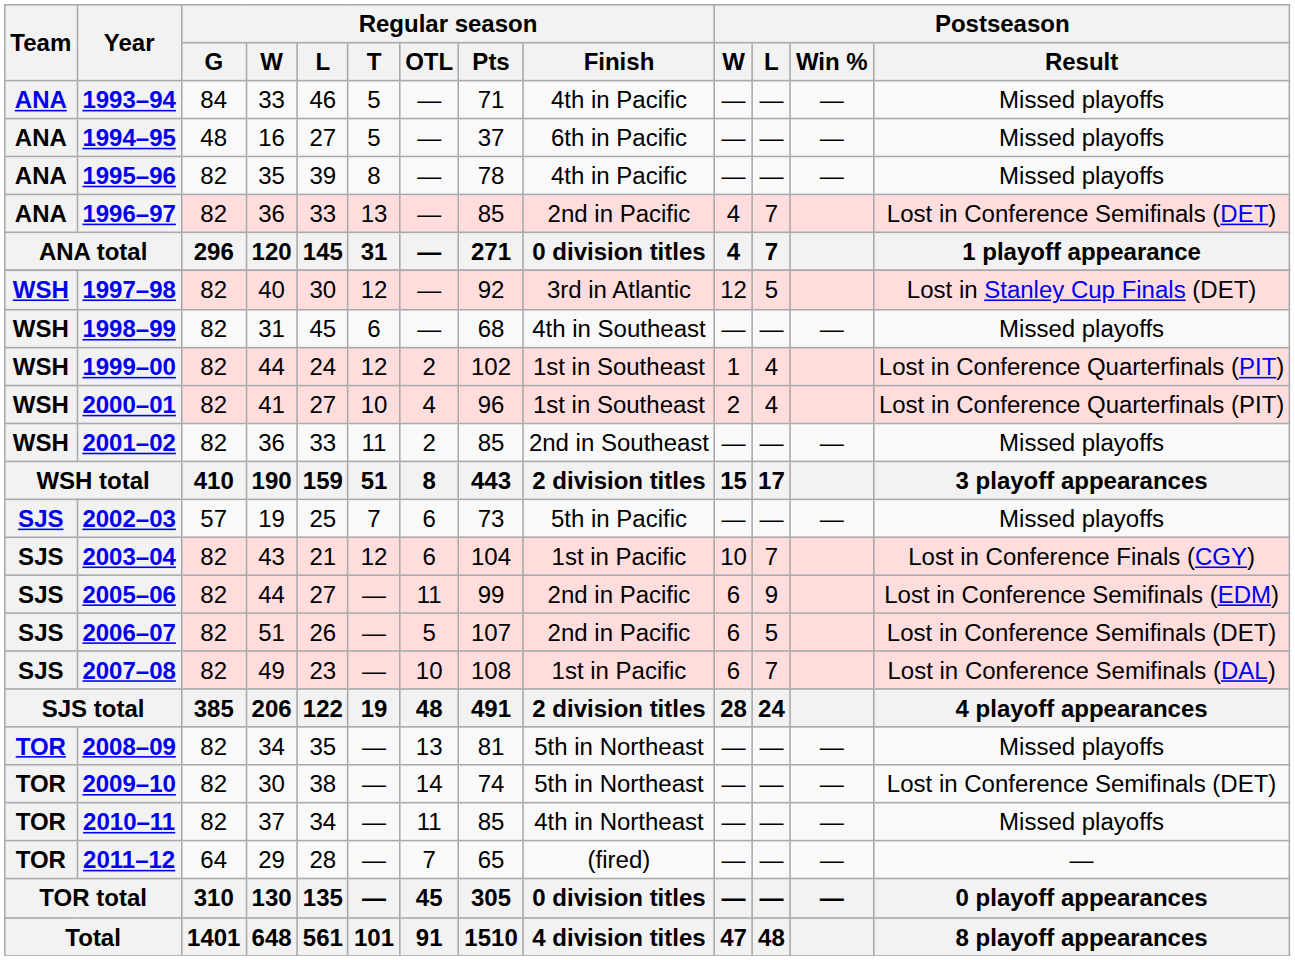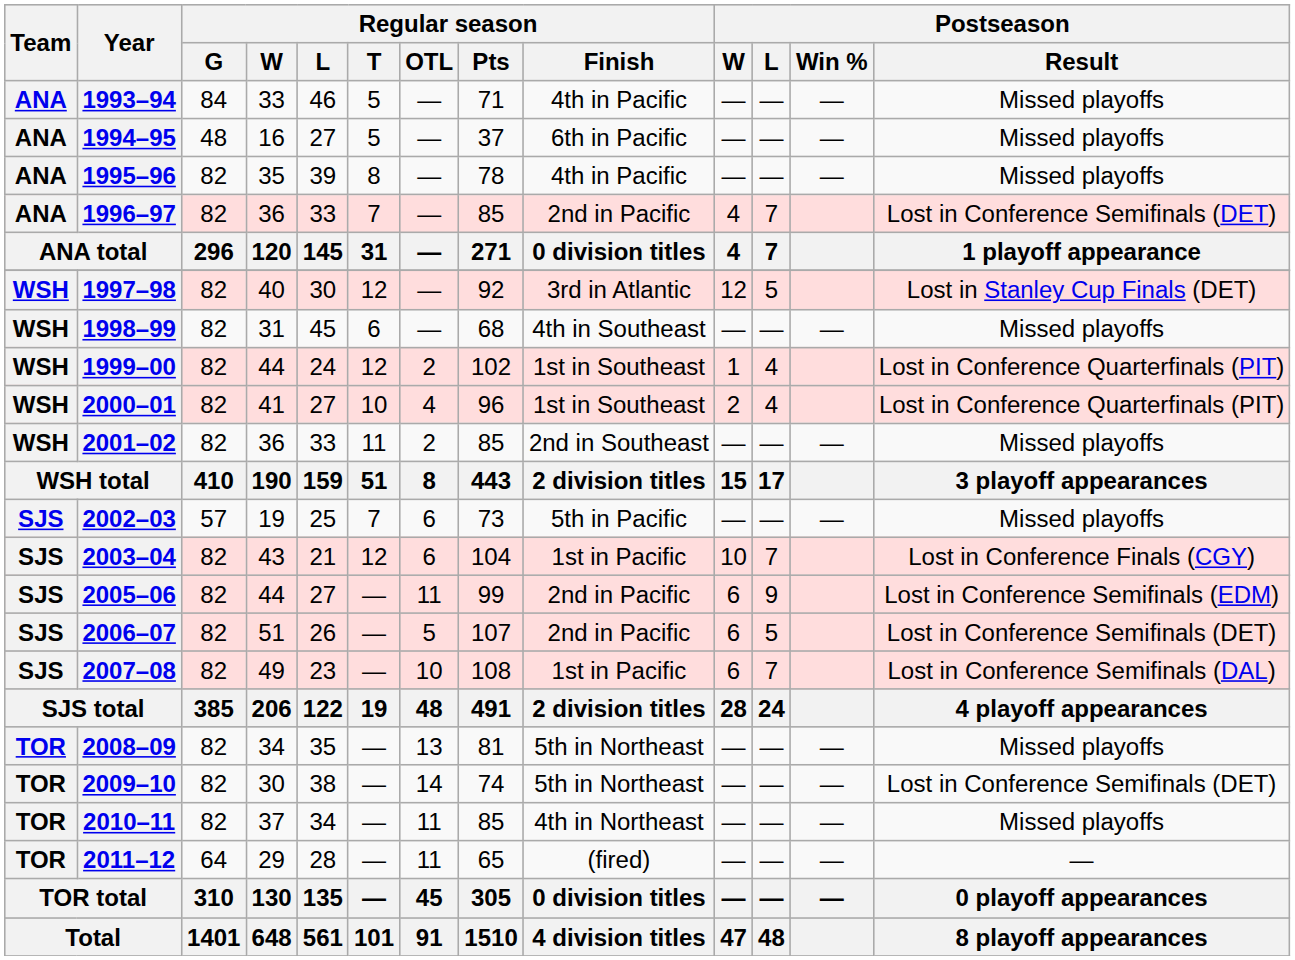(374, 214) 13 -> (374, 214) 7
(429, 860) 7 -> (429, 860) 11
